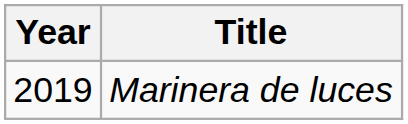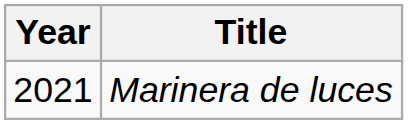(53, 89) 2019 -> (53, 89) 2021
